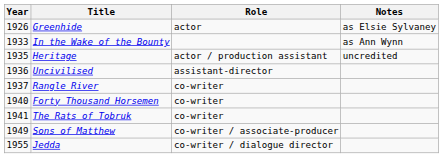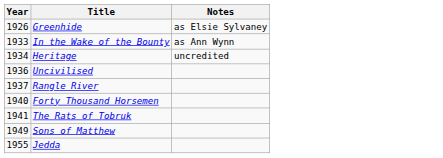- column: (256, 12)
(17, 56) 1935 -> (17, 56) 1934
